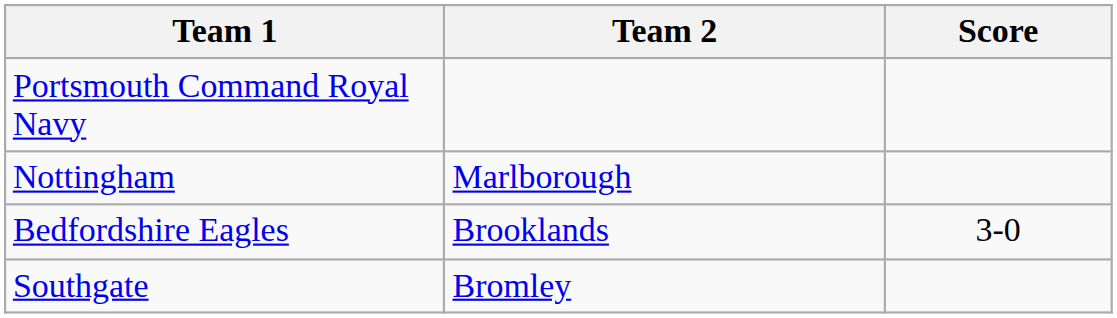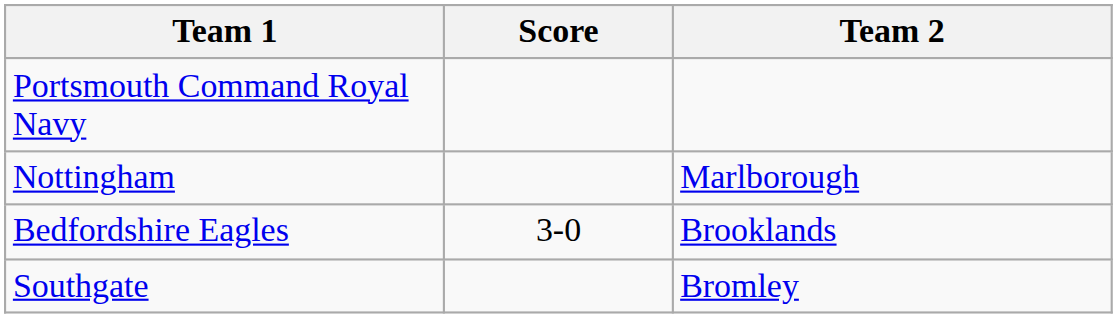columns swapped: (664, 31) <-> (998, 31)
